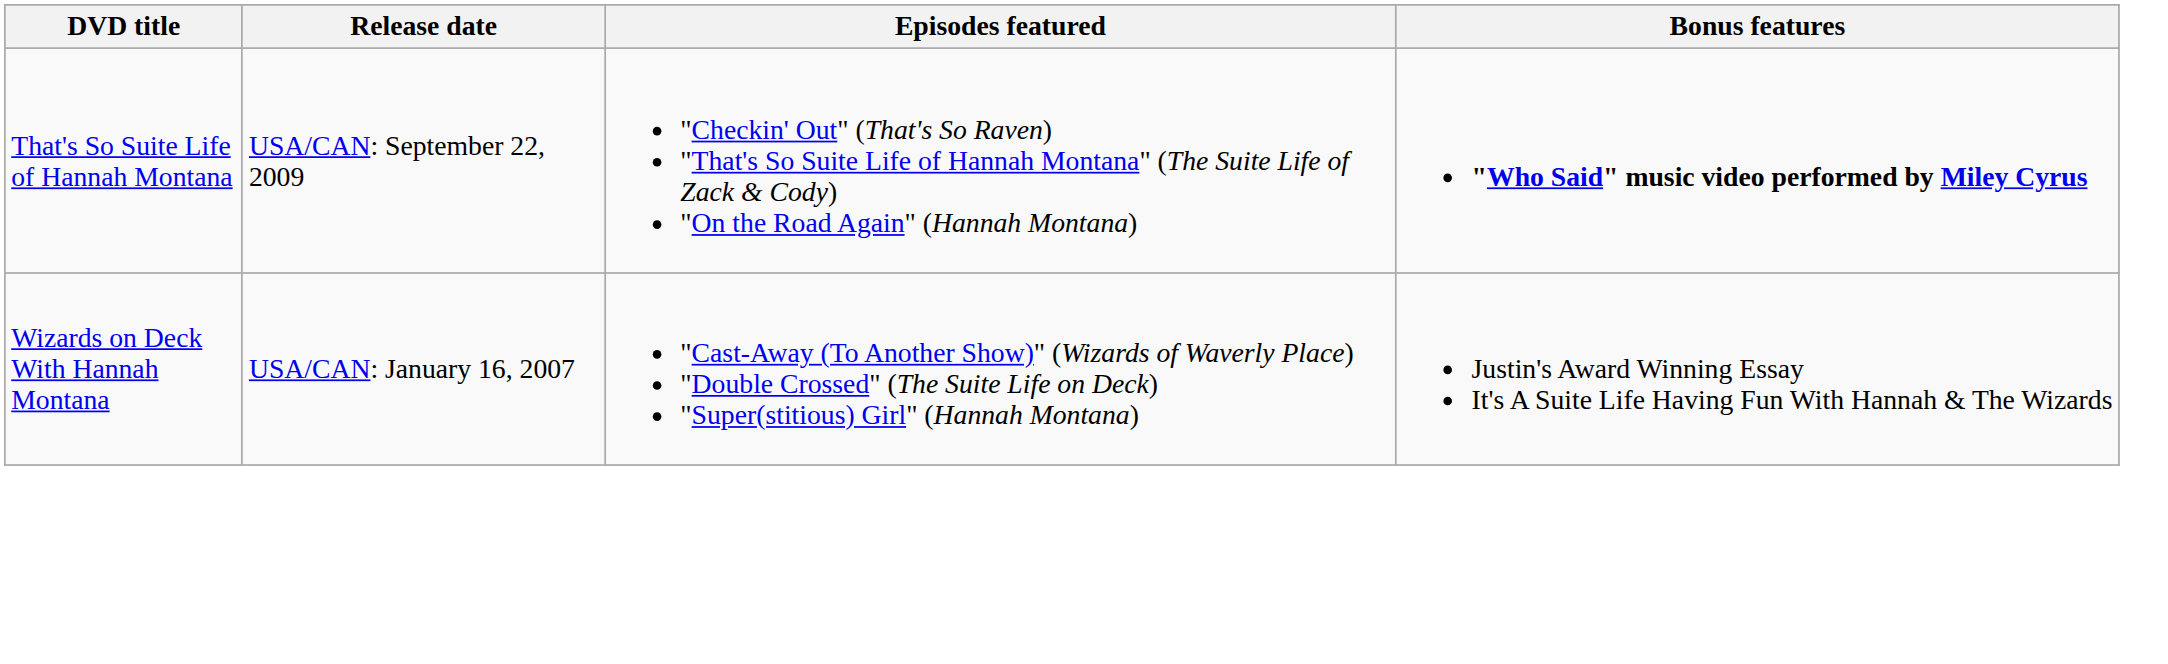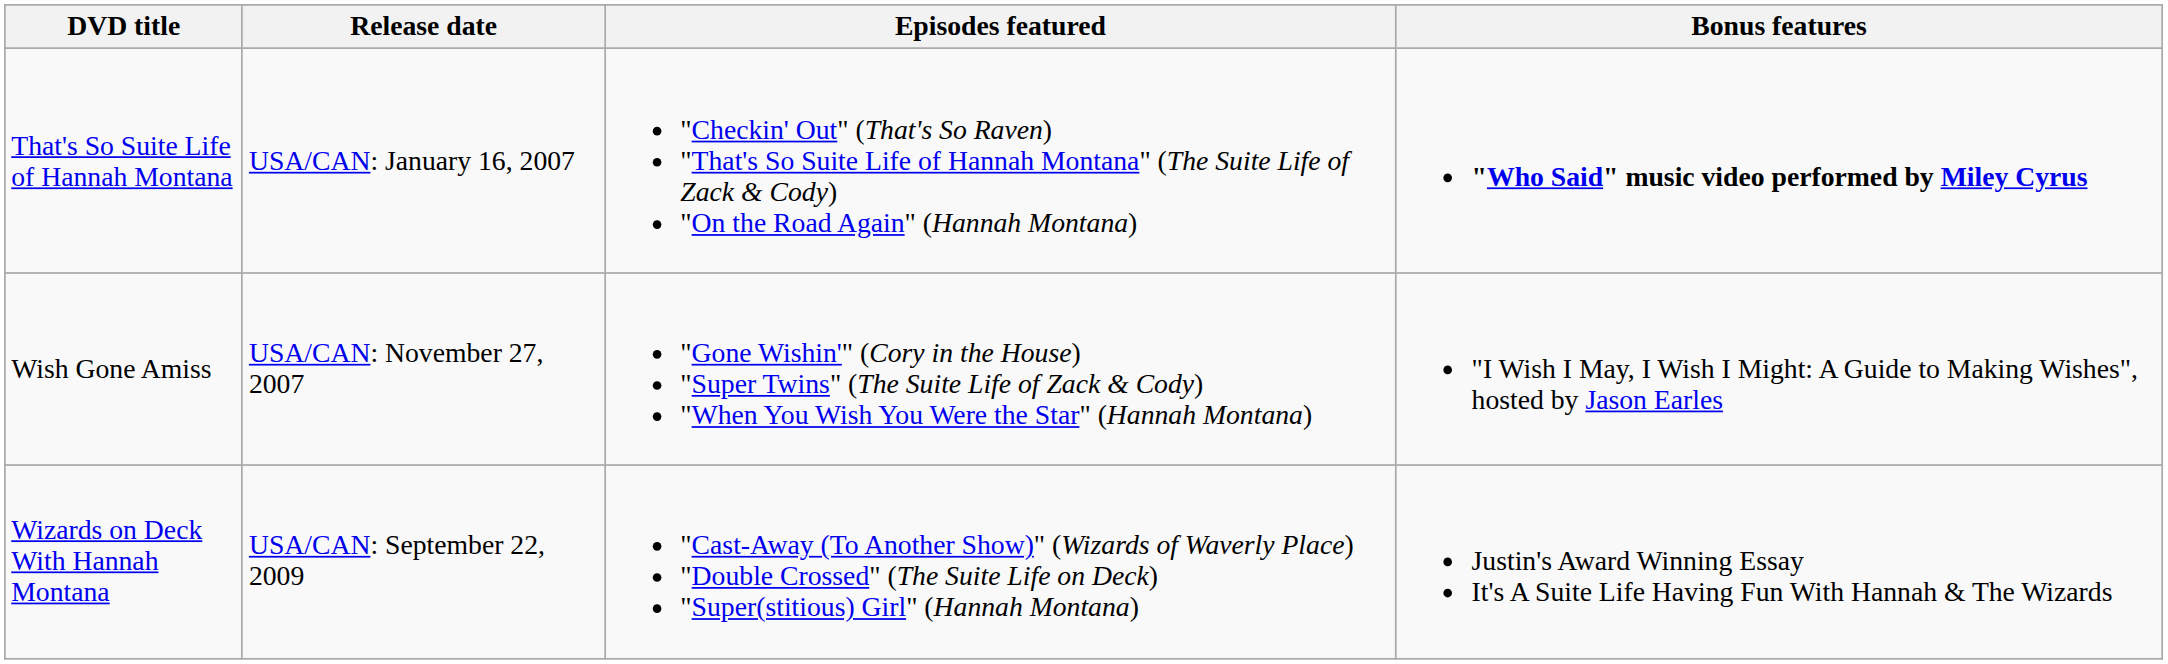(397, 160) USA/CAN: September 22, 2009 -> (412, 160) USA/CAN: January 16, 2007
+ row: (111, 368)
(412, 368) USA/CAN: January 16, 2007 -> (397, 561) USA/CAN: September 22, 2009
